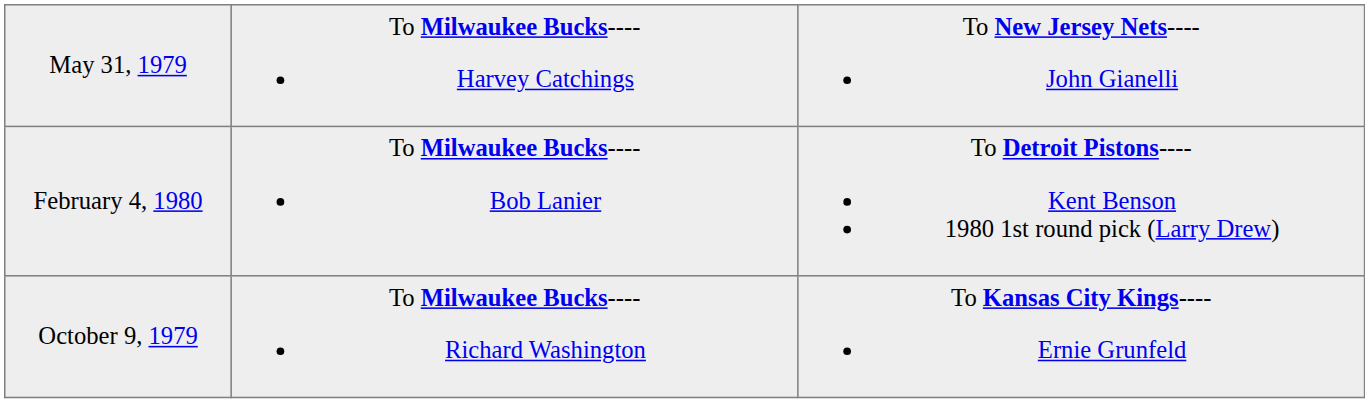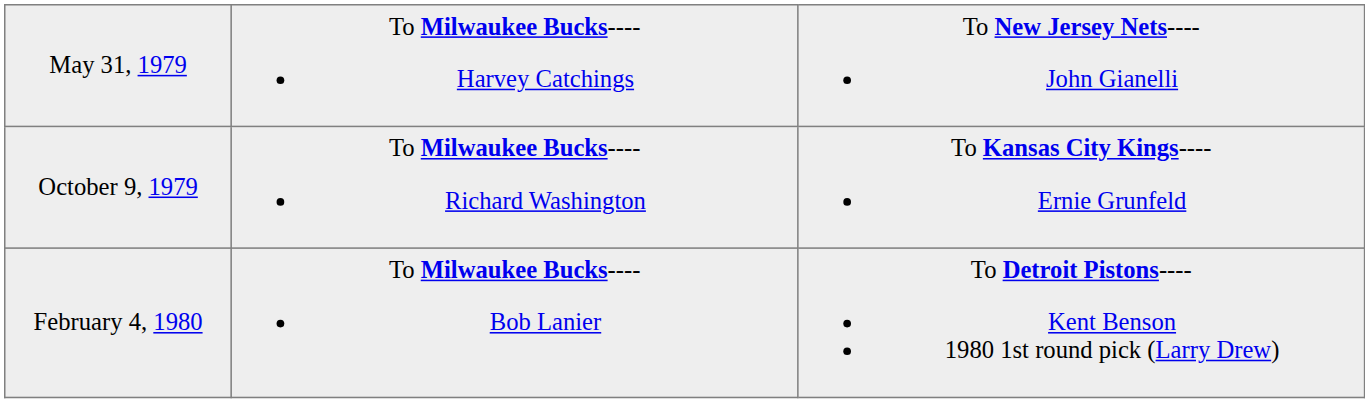rows swapped: (118, 336) <-> (118, 200)
